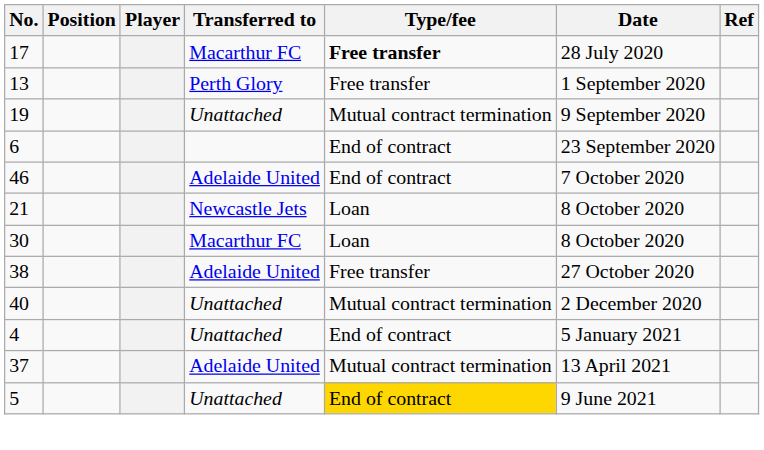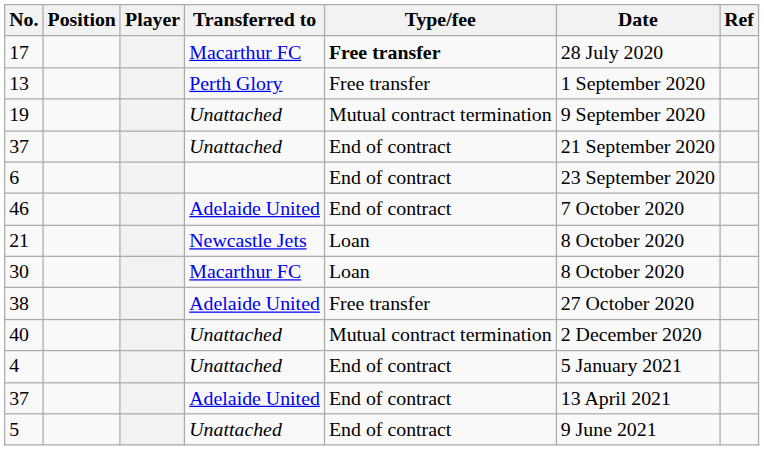+ row: (19, 146)
(440, 366) Mutual contract termination -> (390, 397) End of contract
(390, 397) gold background -> (390, 429) no background
